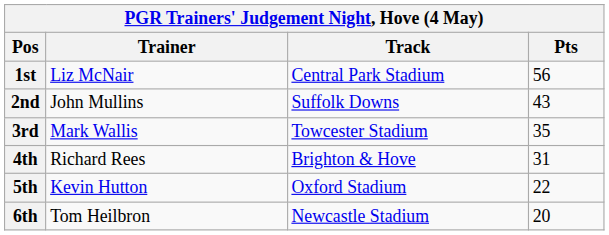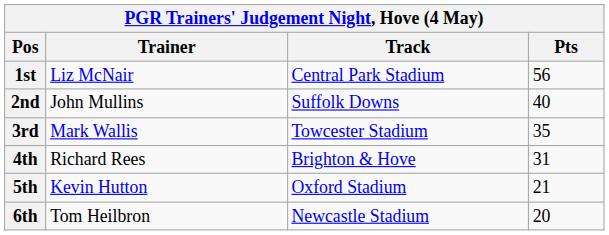(542, 103) 43 -> (542, 103) 40
(542, 187) 22 -> (542, 187) 21
